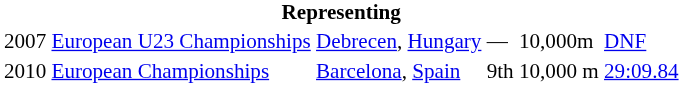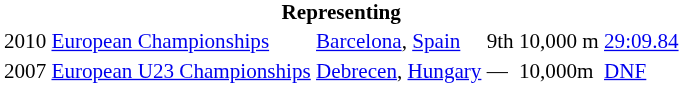rows swapped: (181, 41) <-> (160, 70)
